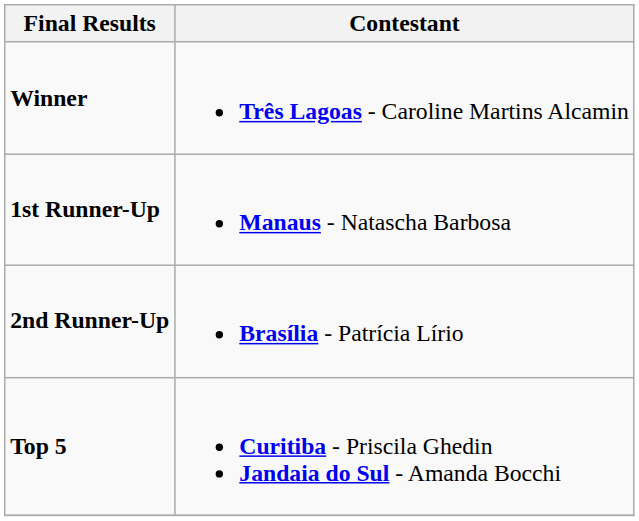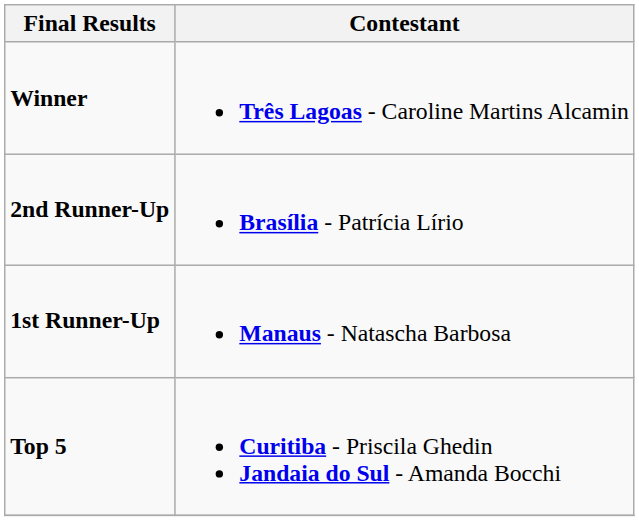rows swapped: (85, 209) <-> (90, 320)
